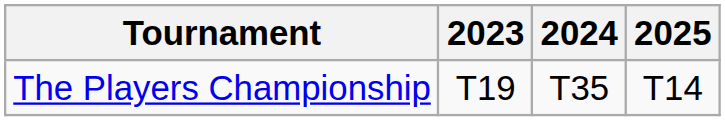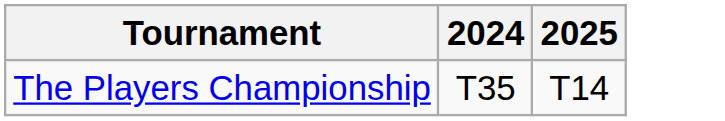- column: (486, 33)
